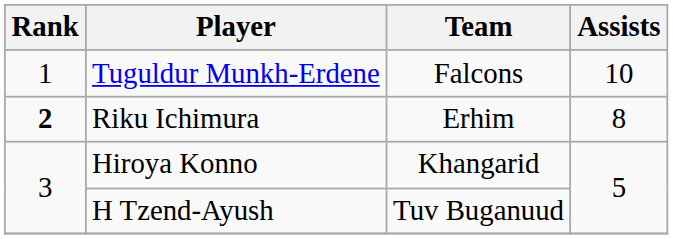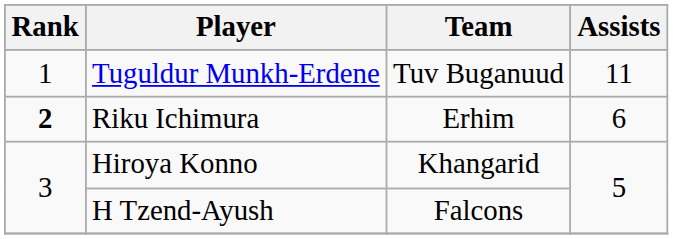(479, 73) Falcons -> (479, 73) Tuv Buganuud
(619, 73) 10 -> (619, 73) 11
(619, 118) 8 -> (619, 118) 6
(479, 210) Tuv Buganuud -> (479, 210) Falcons
